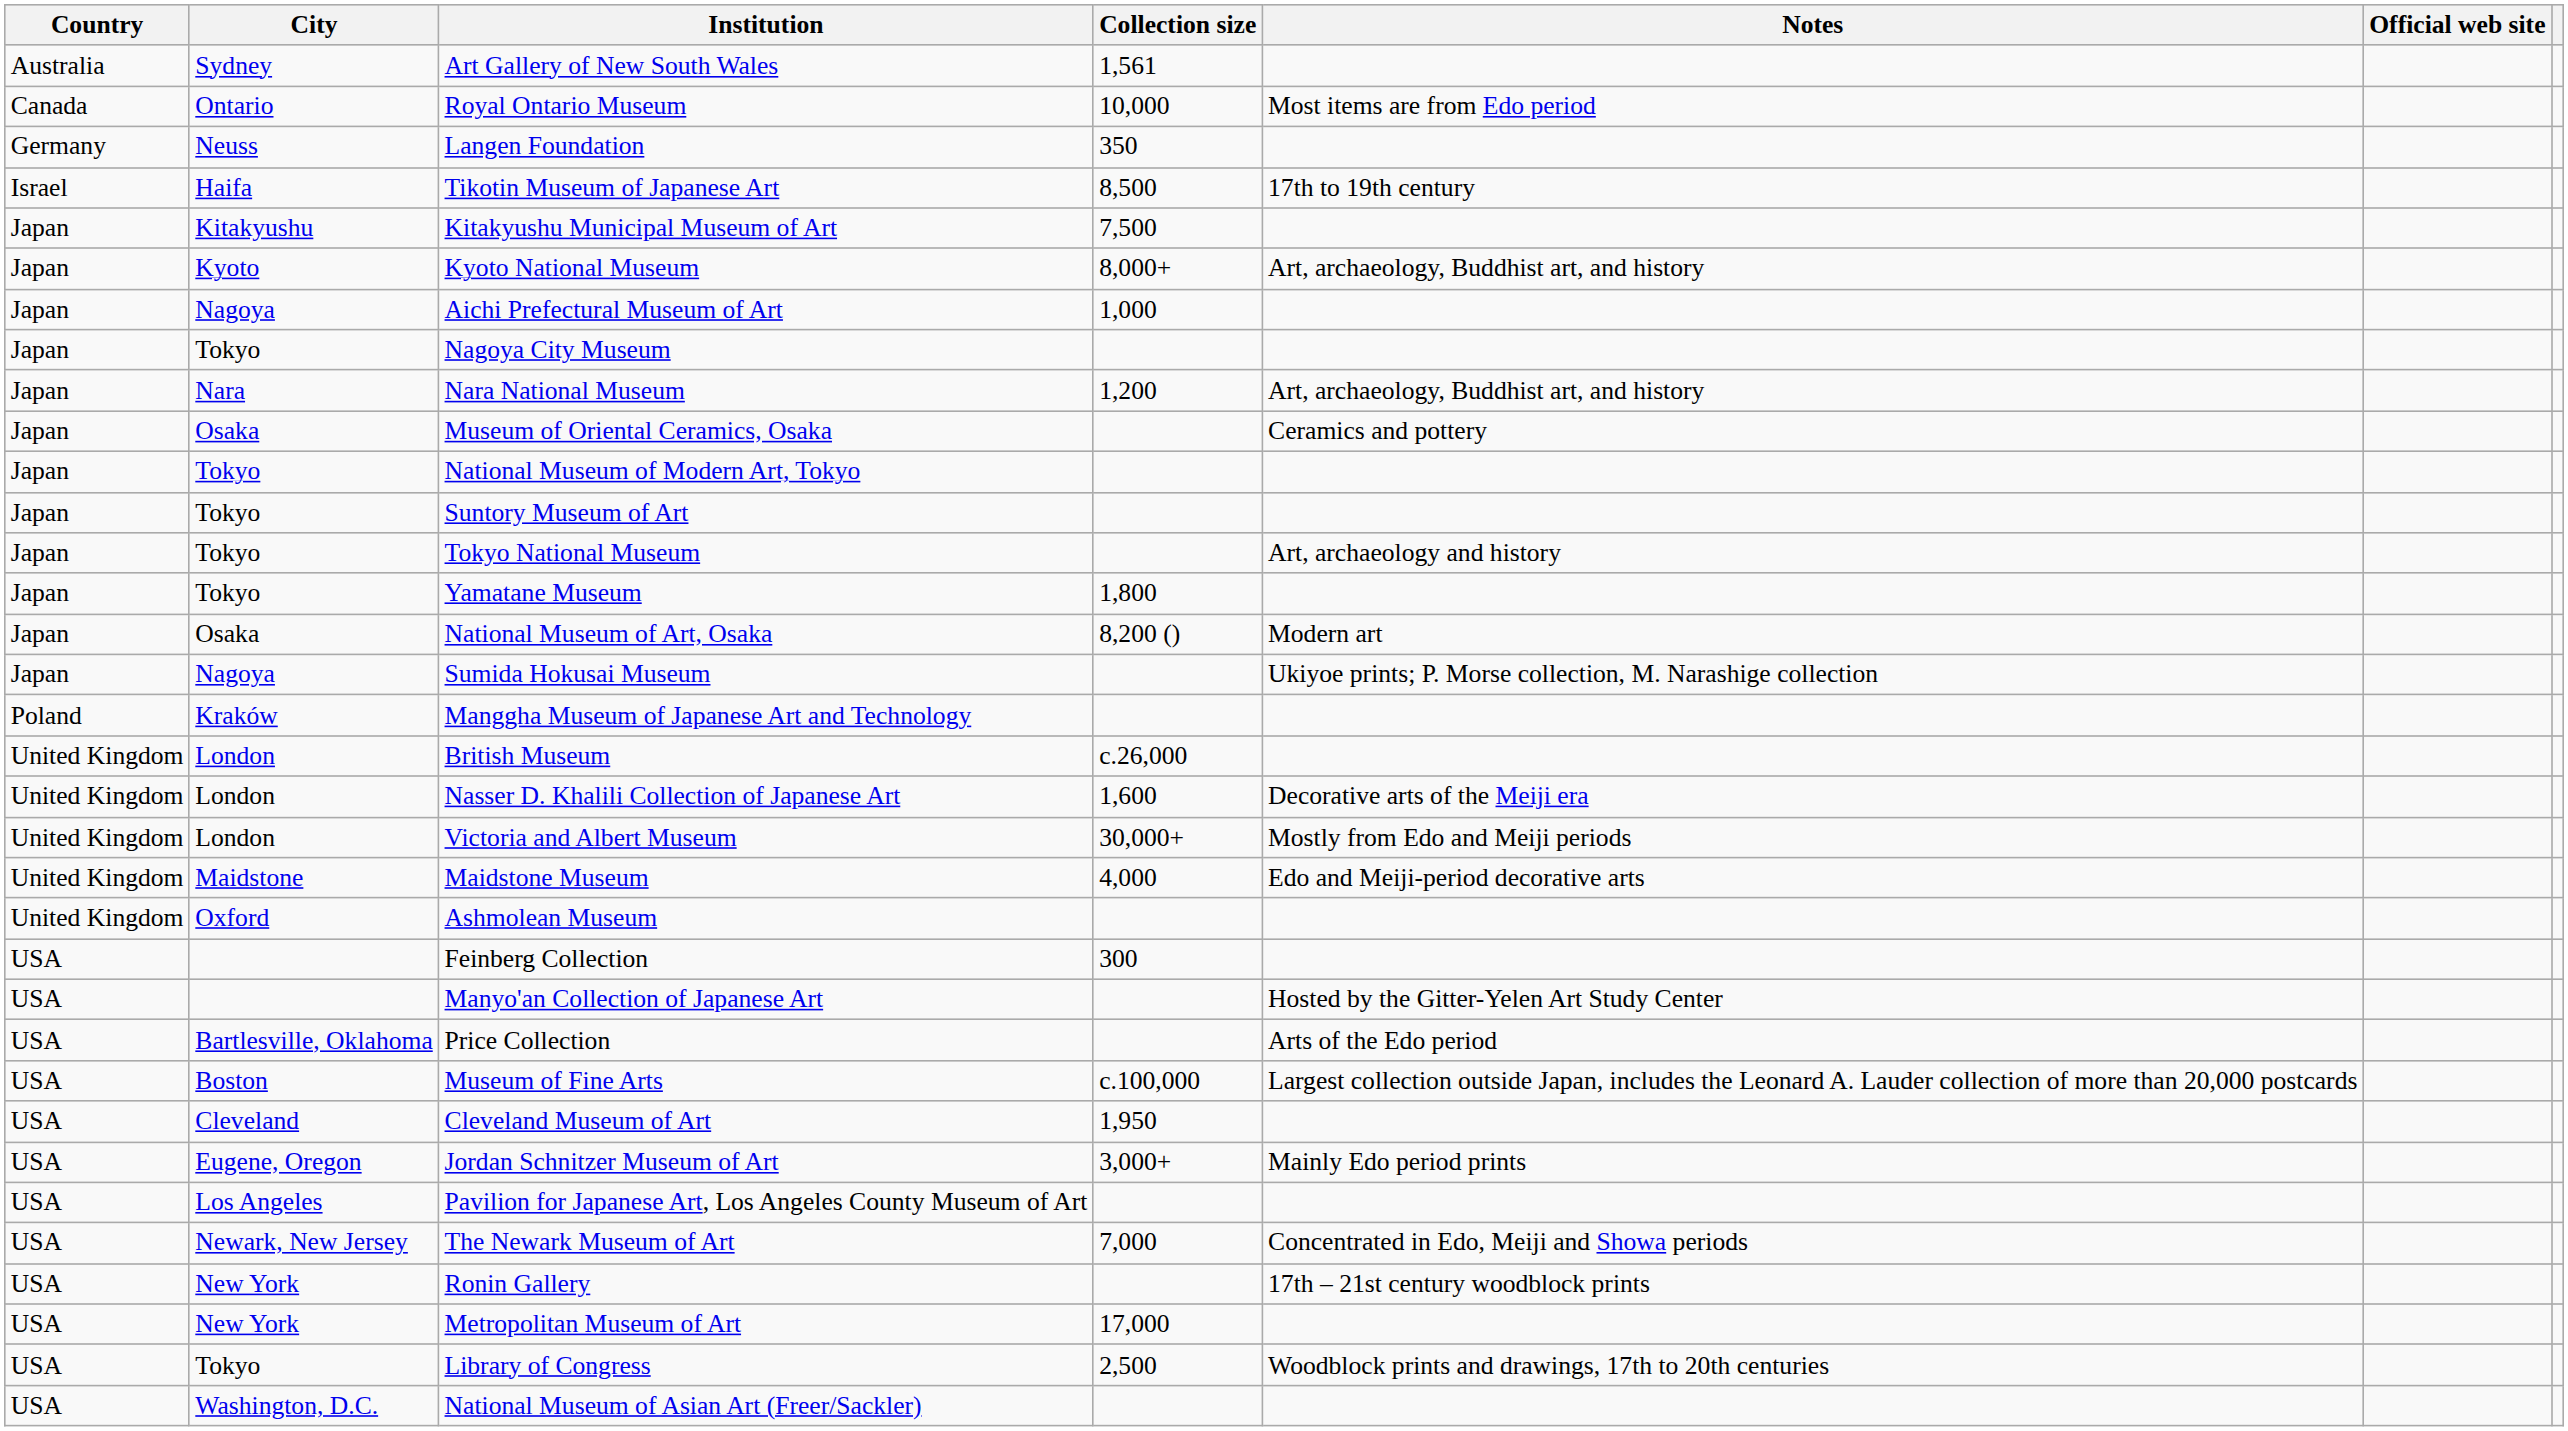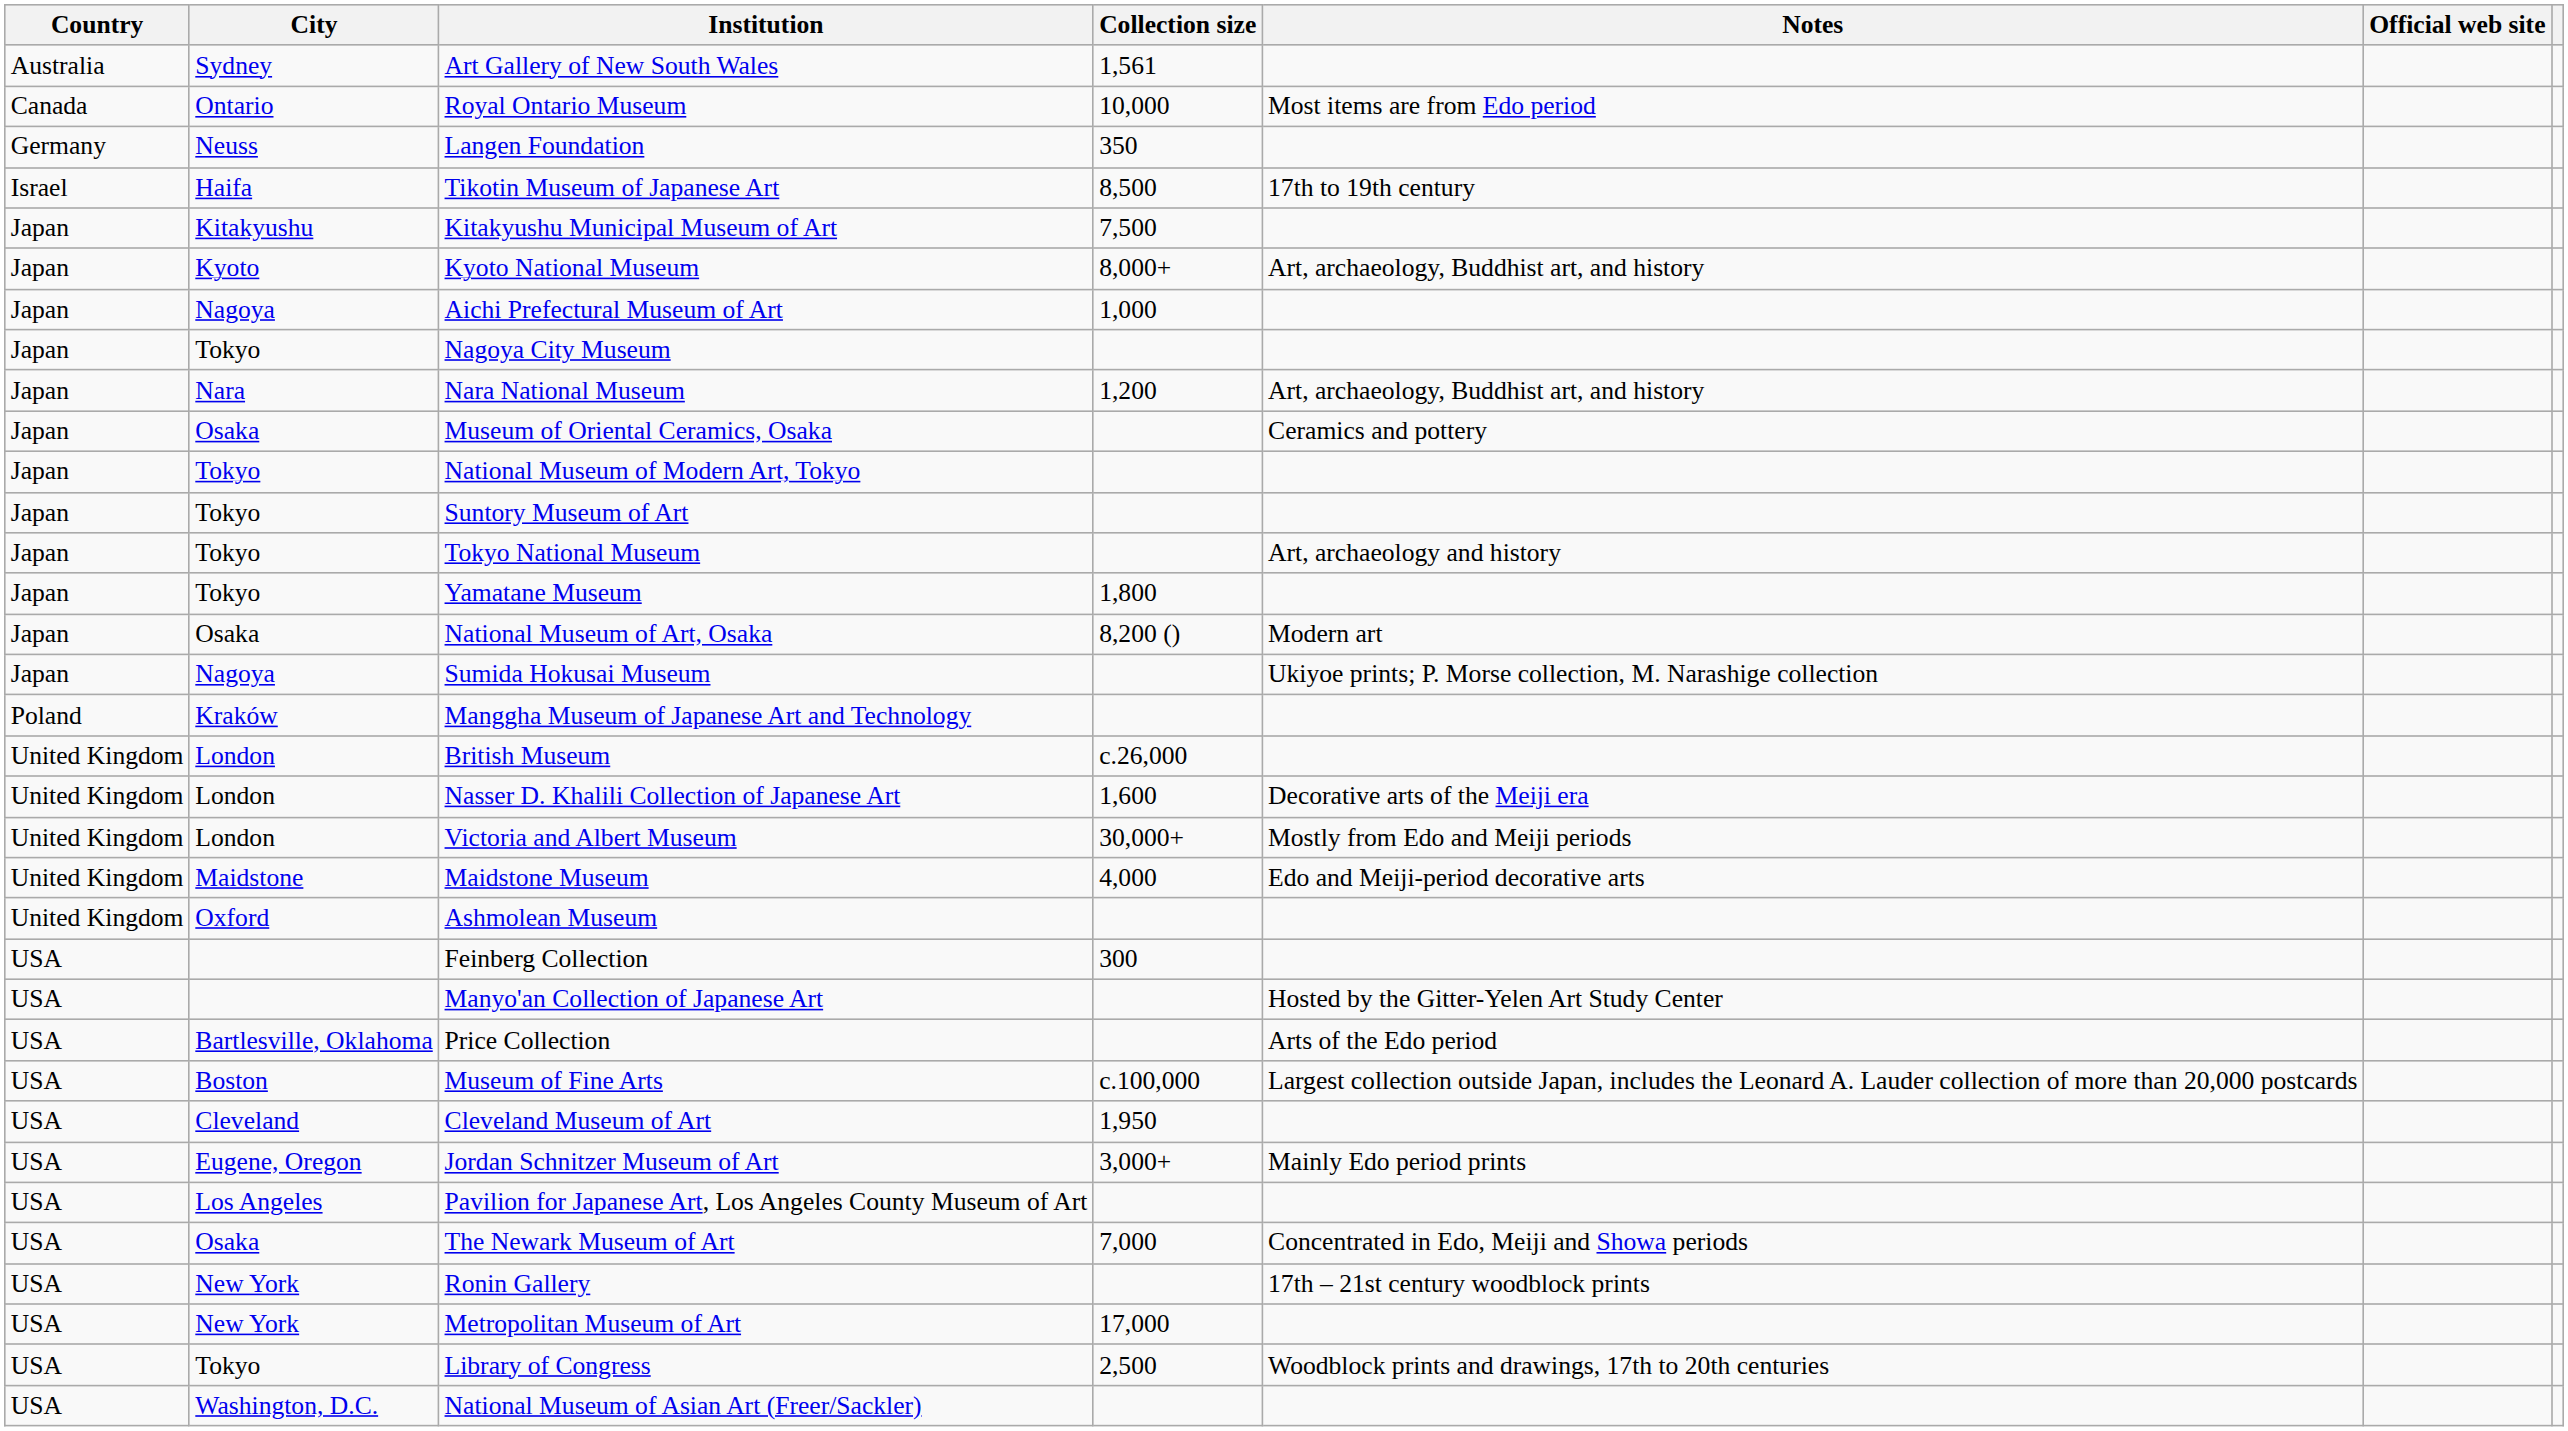(302, 1242) Newark, New Jersey -> (227, 1242) Osaka
